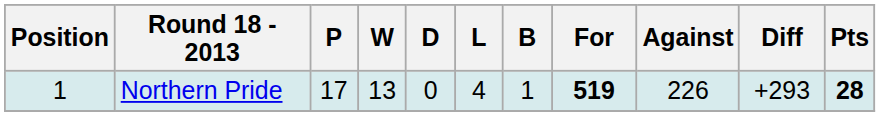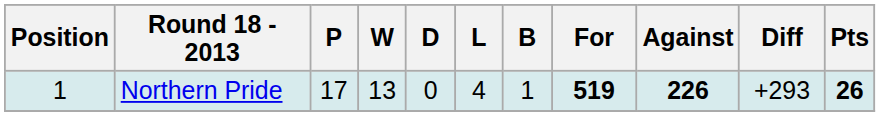(688, 91) normal -> (688, 91) bold
(850, 91) 28 -> (850, 91) 26
